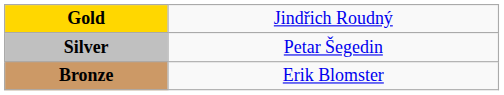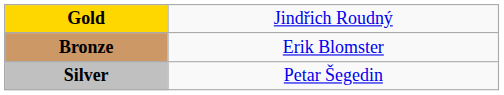rows swapped: (86, 47) <-> (86, 75)
